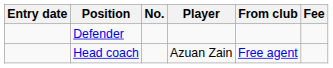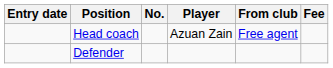rows swapped: (106, 53) <-> (98, 33)
